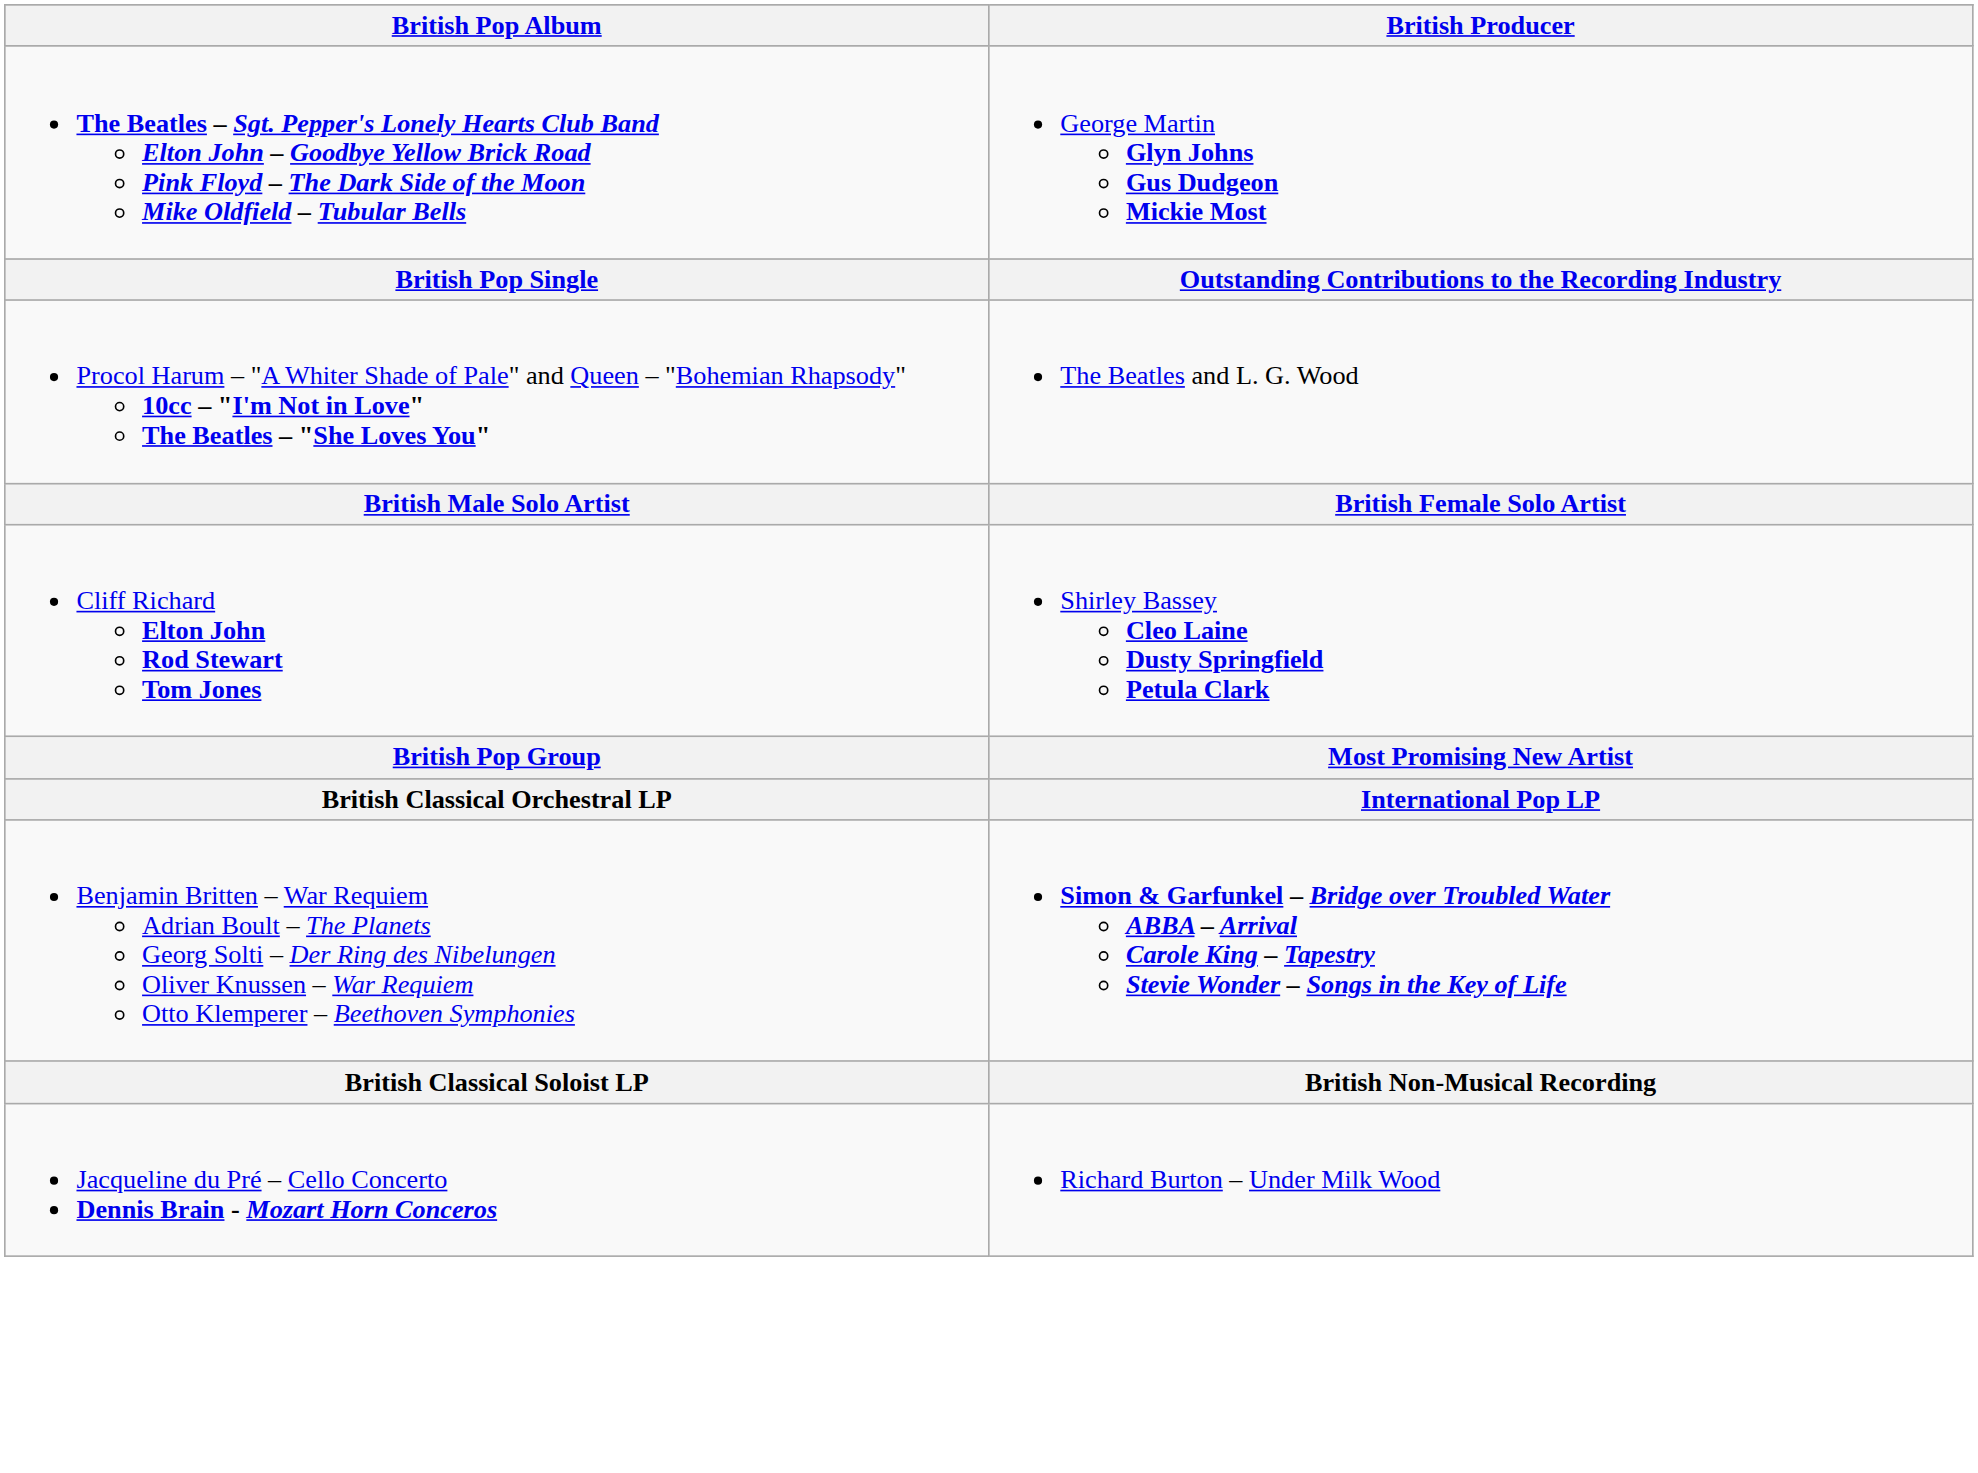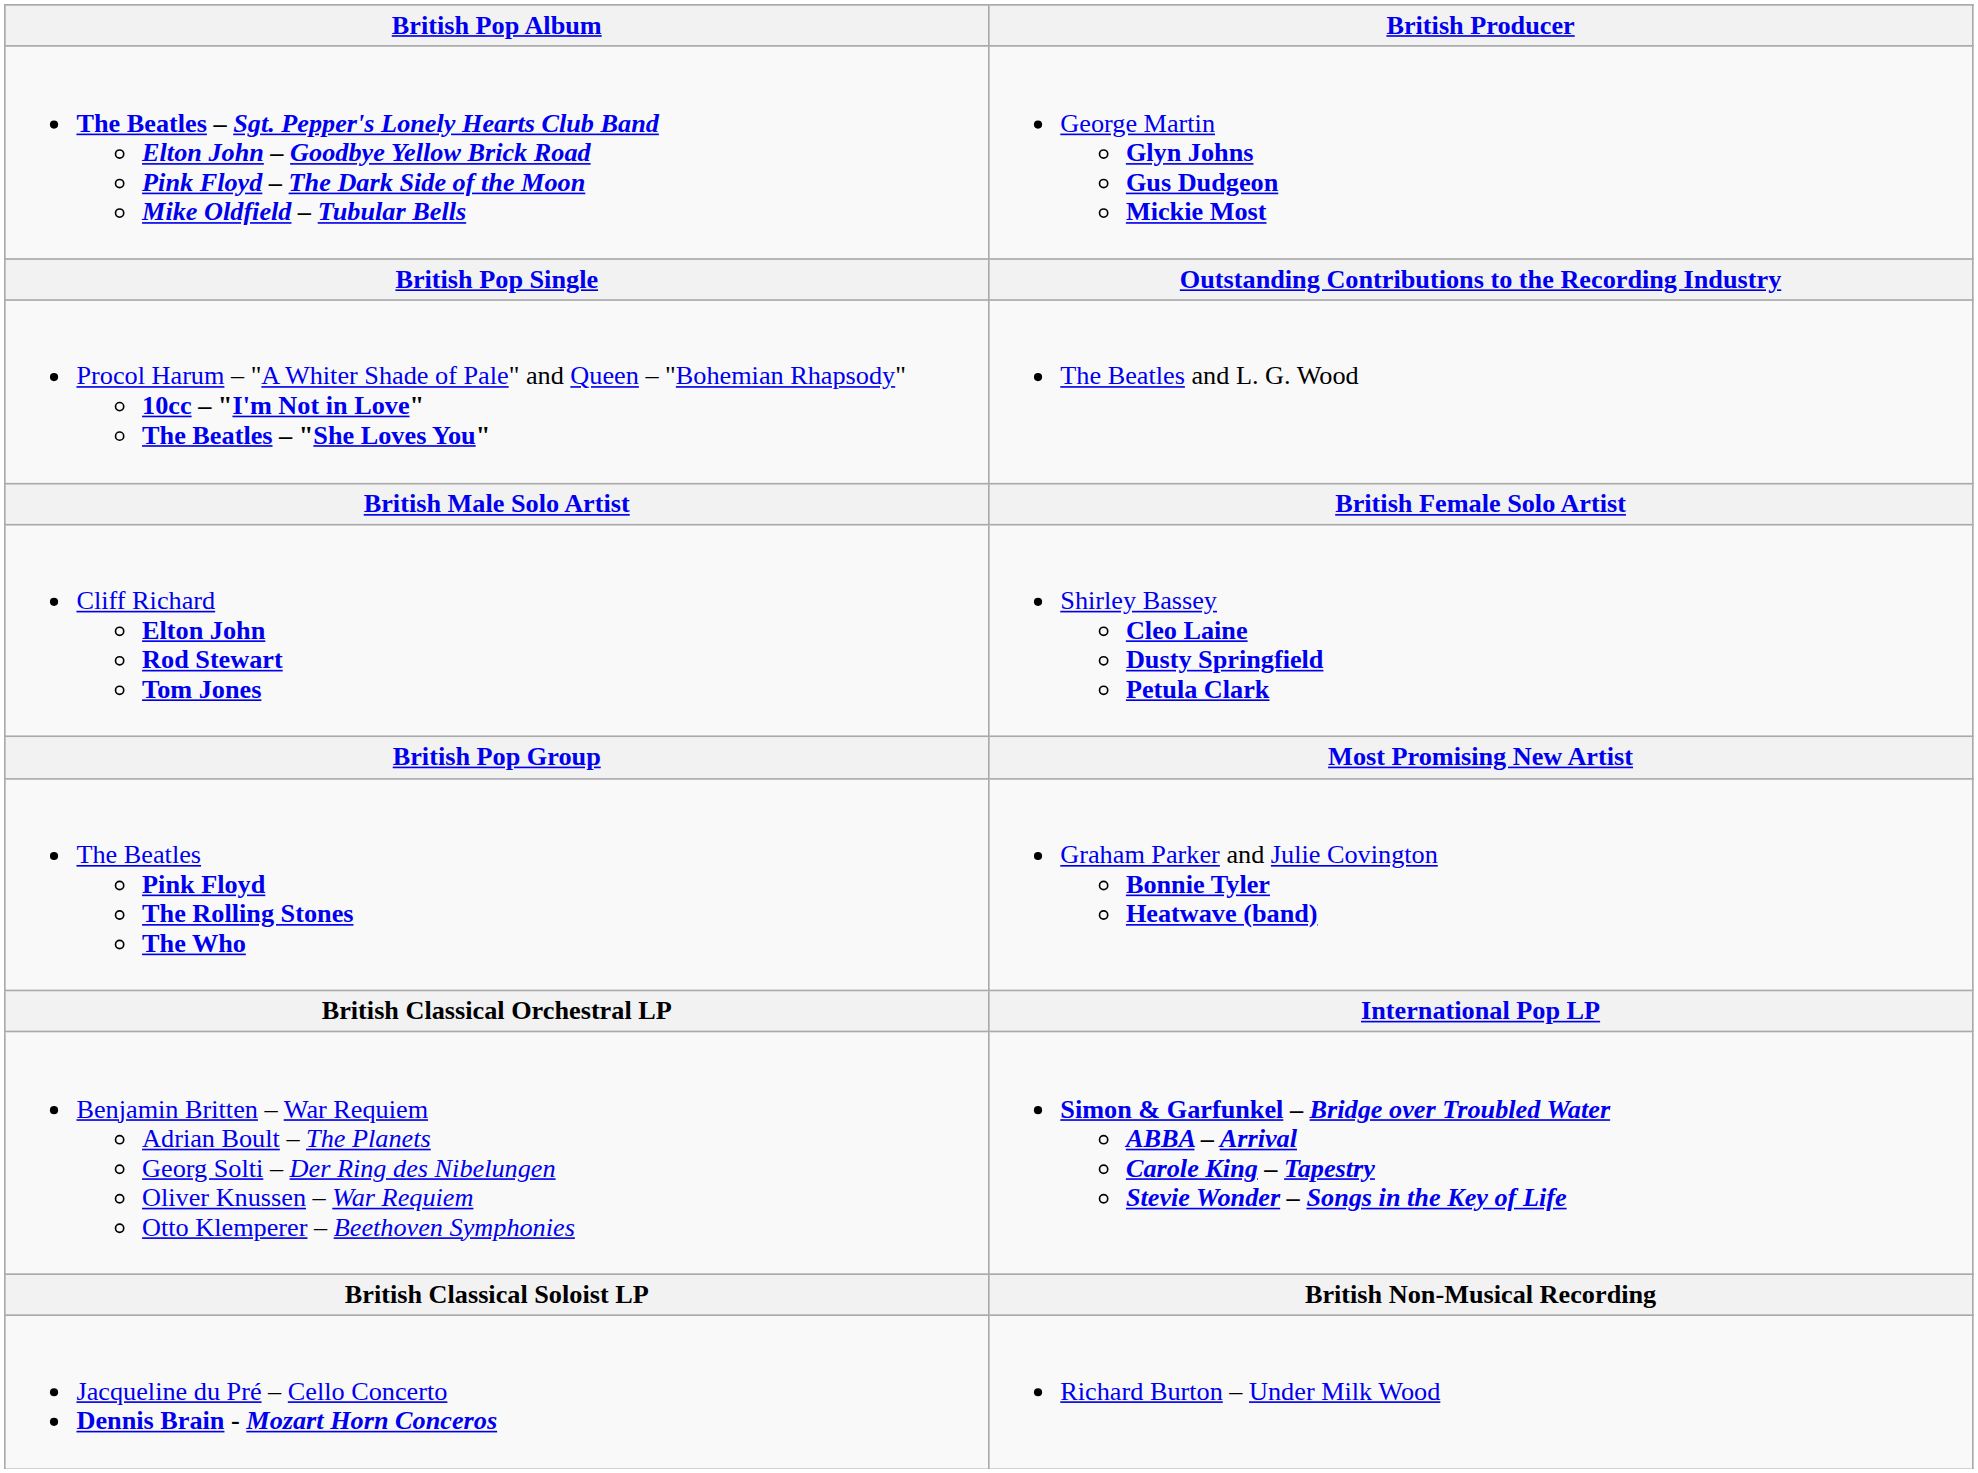+ row: (497, 899)
